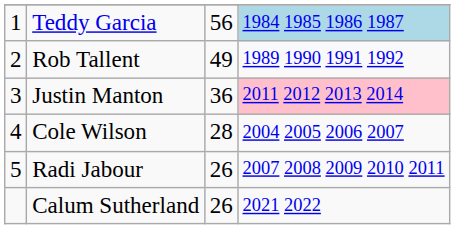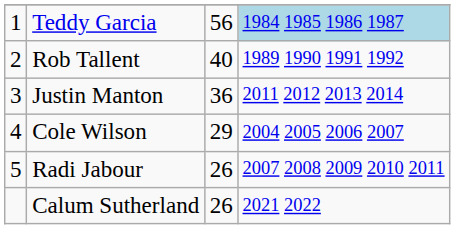(221, 59) 49 -> (221, 59) 40
(323, 95) pink background -> (323, 95) no background
(221, 132) 28 -> (221, 132) 29
